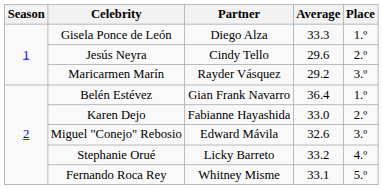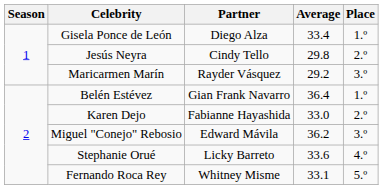(318, 34) 33.3 -> (318, 34) 33.4
(318, 54) 29.6 -> (318, 54) 29.8
(318, 134) 32.6 -> (318, 134) 36.2
(318, 154) 33.2 -> (318, 154) 33.6
